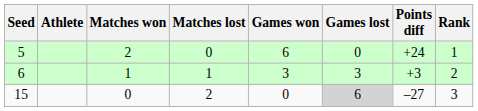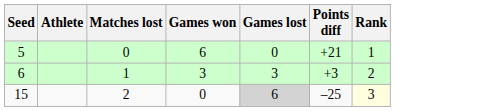- column: (128, 22)
(414, 52) +24 -> (331, 52) +21
(414, 95) –27 -> (331, 95) –25
(454, 95) no background -> (371, 95) lightyellow background
